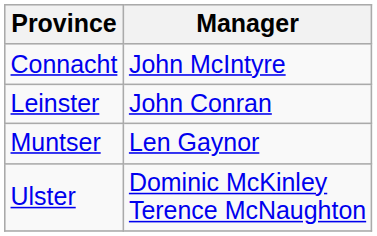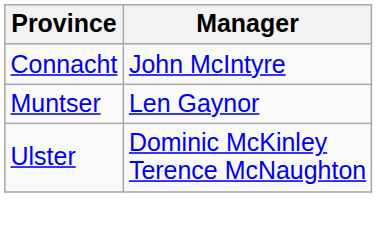- row: (55, 103)
